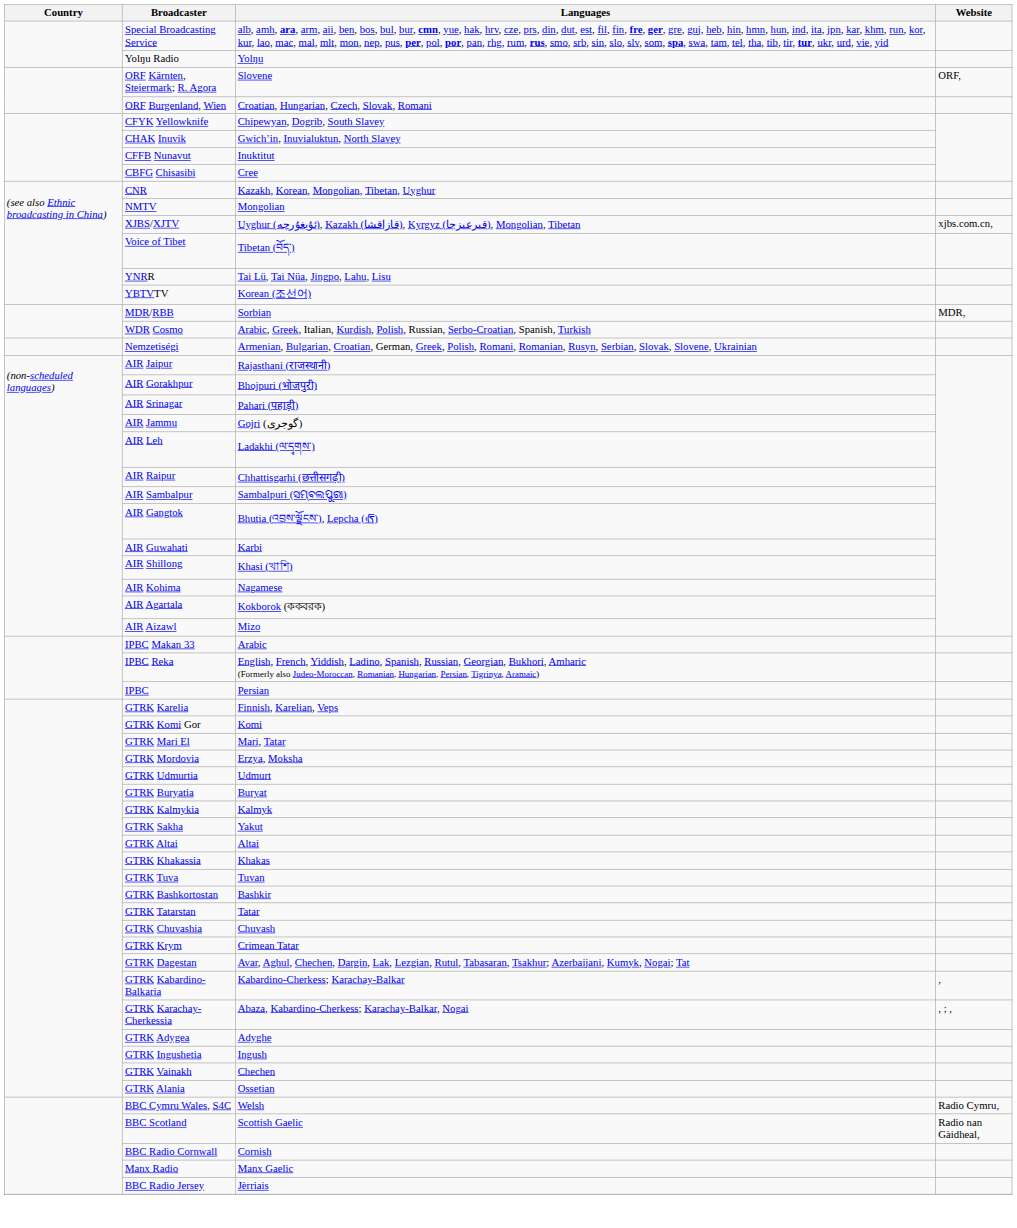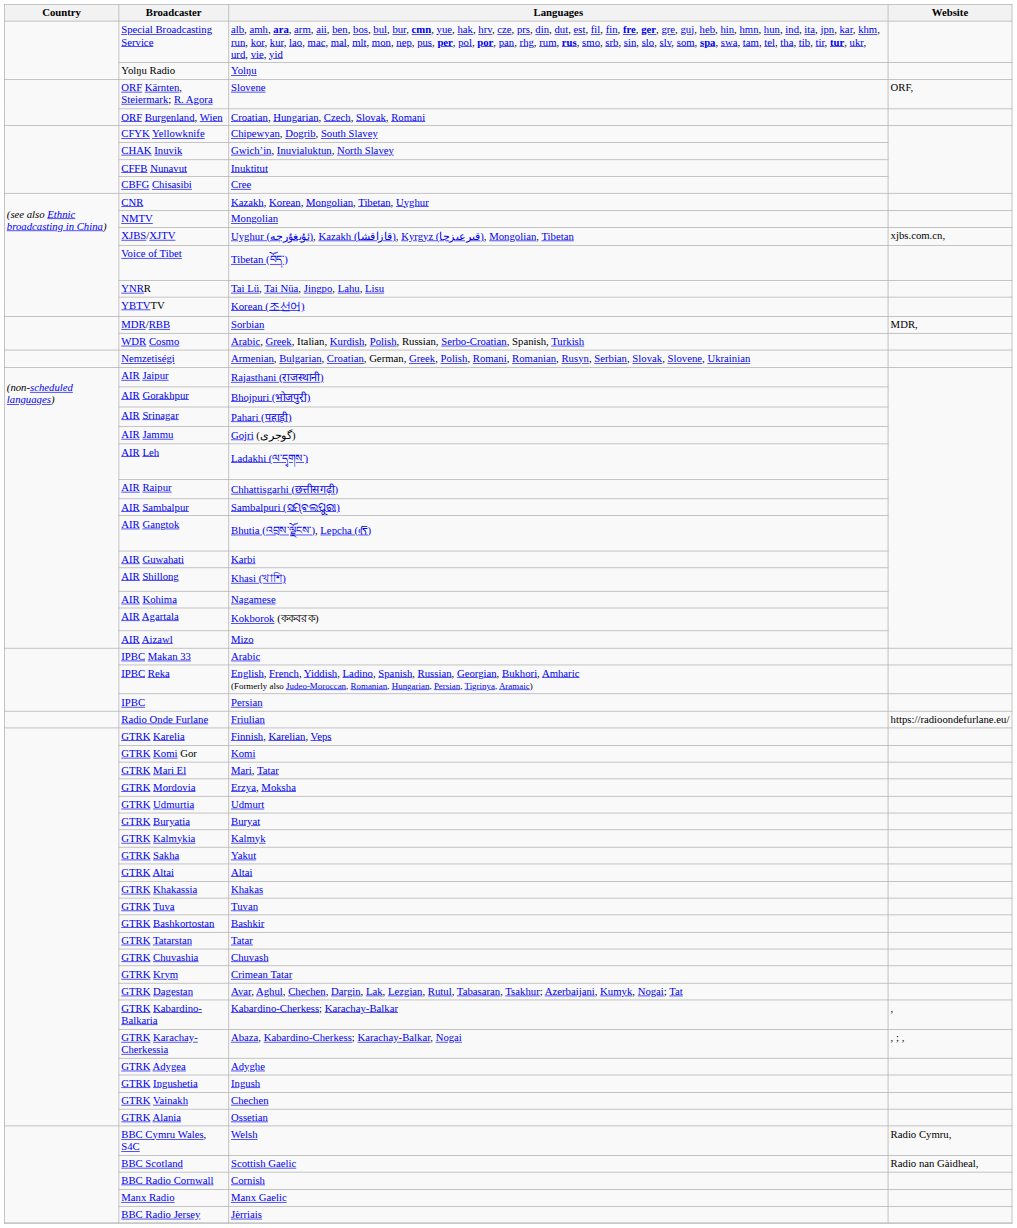+ row: (165, 719)
